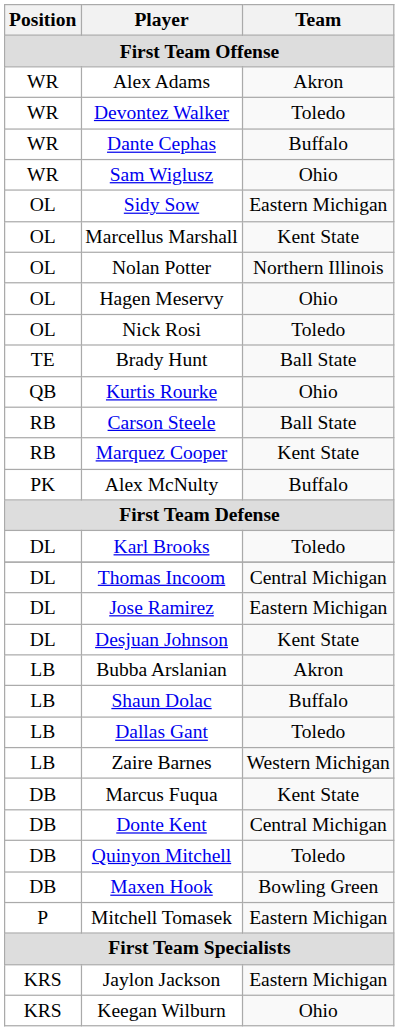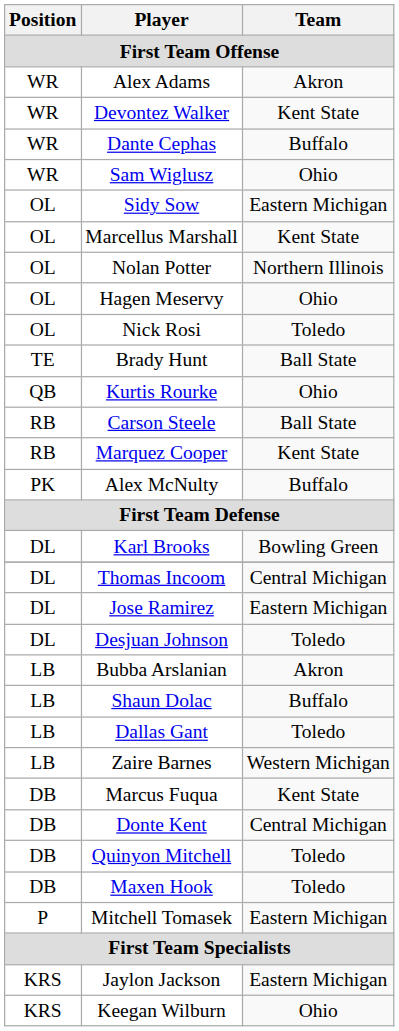(318, 112) Toledo -> (318, 112) Kent State
(318, 546) Toledo -> (318, 546) Bowling Green
(318, 639) Kent State -> (318, 639) Toledo
(318, 886) Bowling Green -> (318, 886) Toledo
